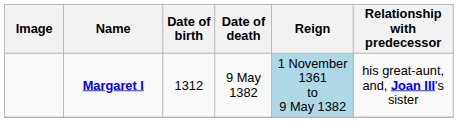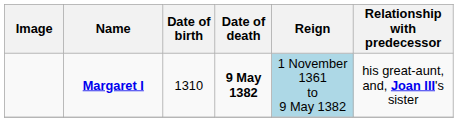(189, 85) 1312 -> (189, 85) 1310
(243, 85) normal -> (243, 85) bold
